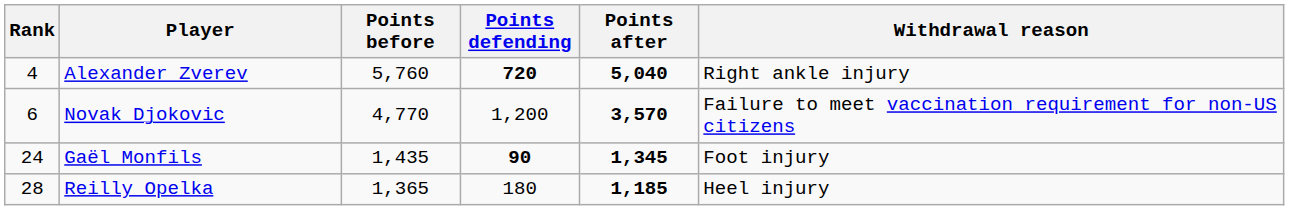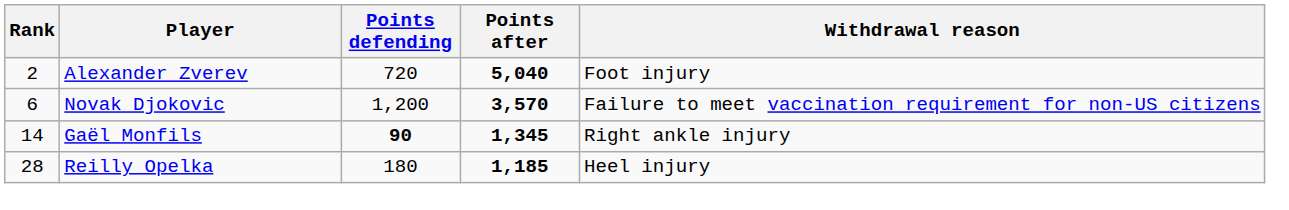- column: (400, 31)
(32, 74) 4 -> (32, 74) 2
(520, 74) bold -> (400, 74) normal
(807, 74) Right ankle injury -> (647, 74) Foot injury
(32, 158) 24 -> (32, 136) 14
(766, 158) Foot injury -> (687, 136) Right ankle injury
